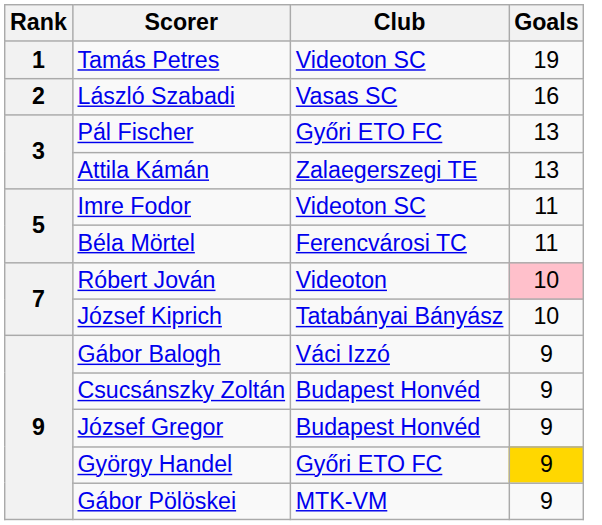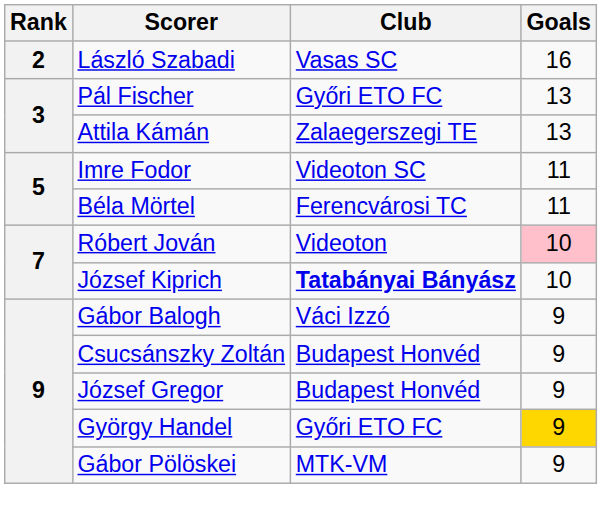- row: (148, 59)
(400, 317) normal -> (406, 280) bold
